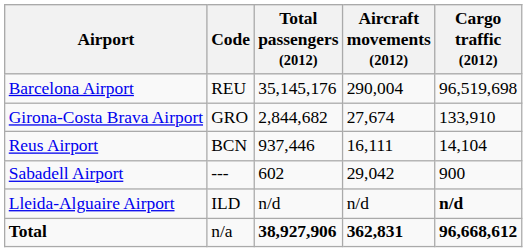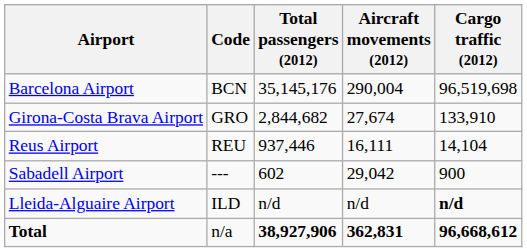(229, 88) REU -> (229, 88) BCN
(229, 145) BCN -> (229, 145) REU
